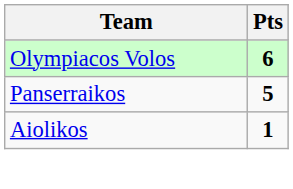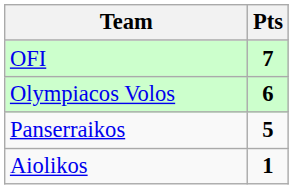+ row: (28, 58)
